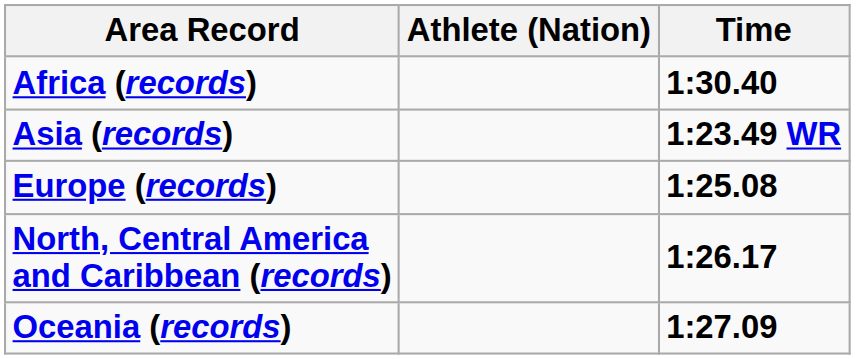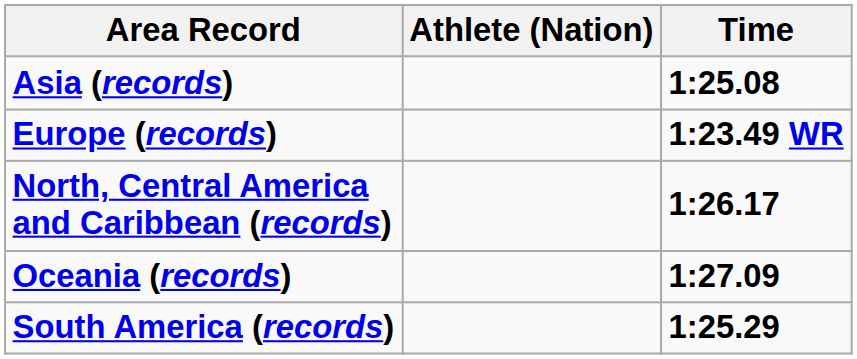- row: (135, 82)
(754, 134) 1:23.49 WR -> (724, 82) 1:25.08
(722, 186) 1:25.08 -> (756, 134) 1:23.49 WR
+ row: (203, 327)
